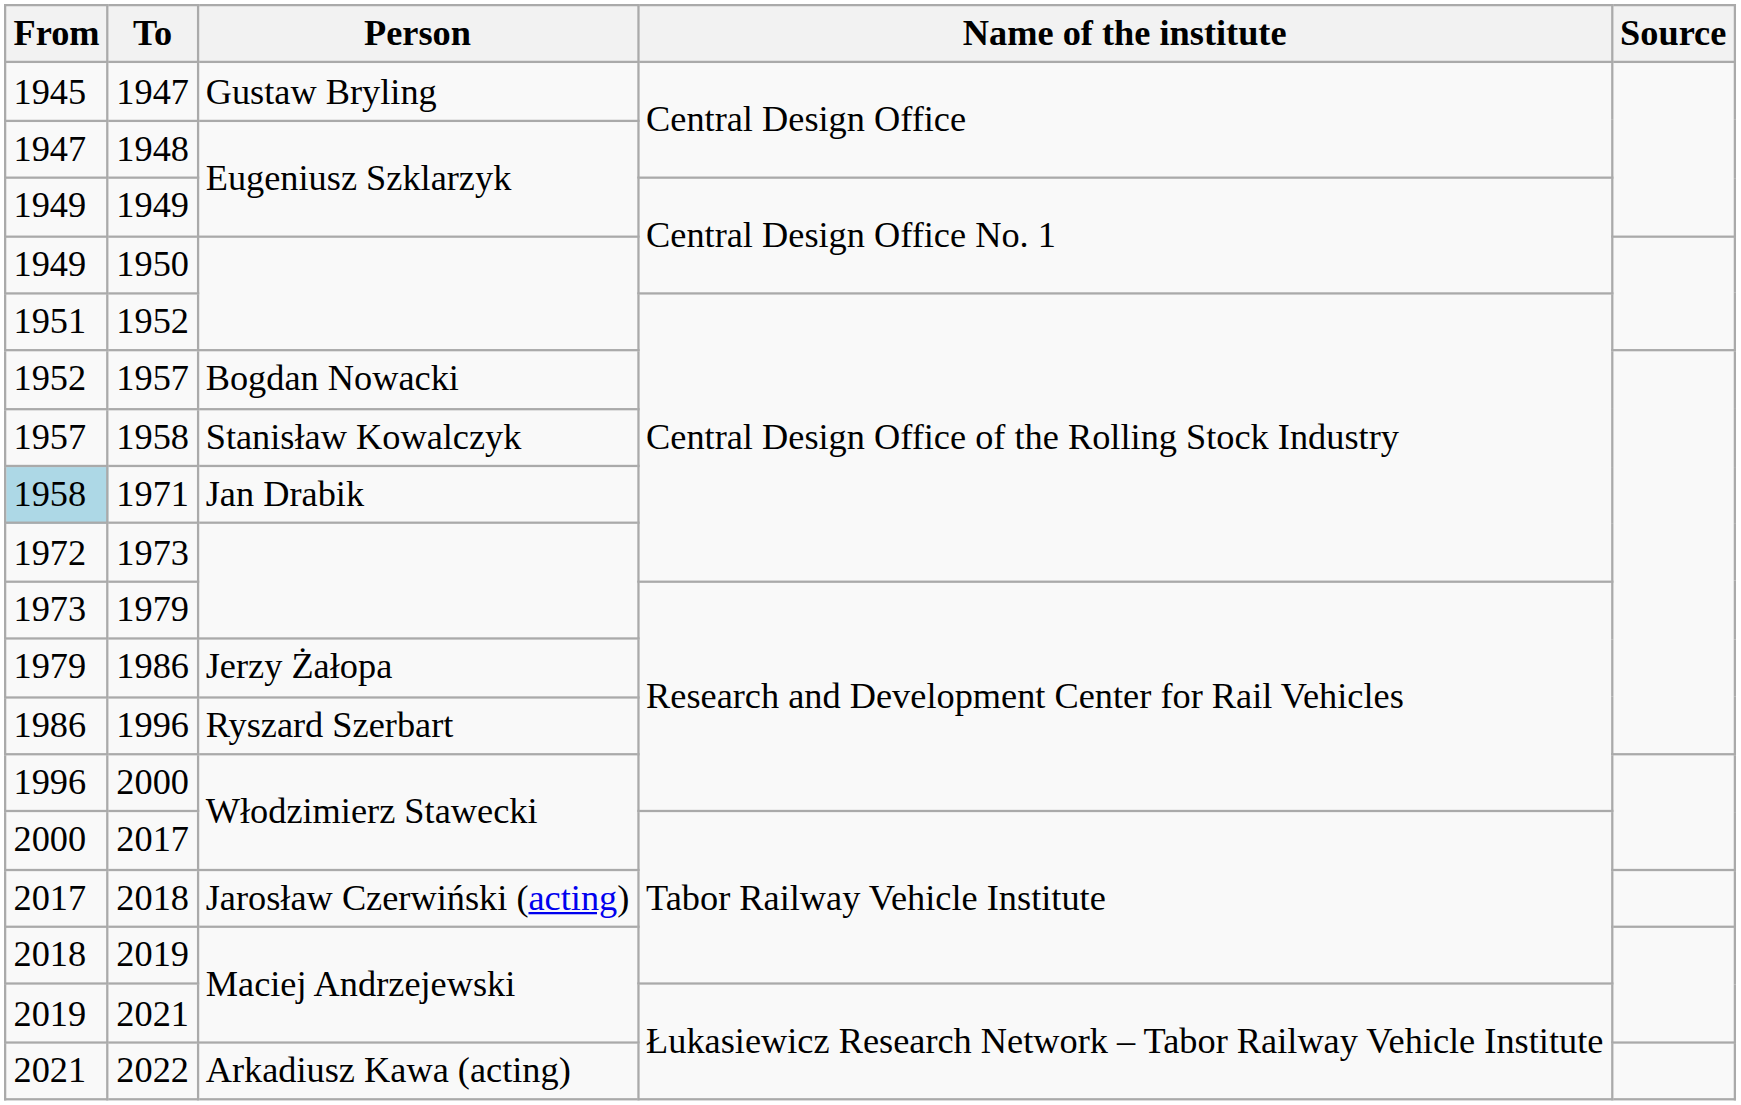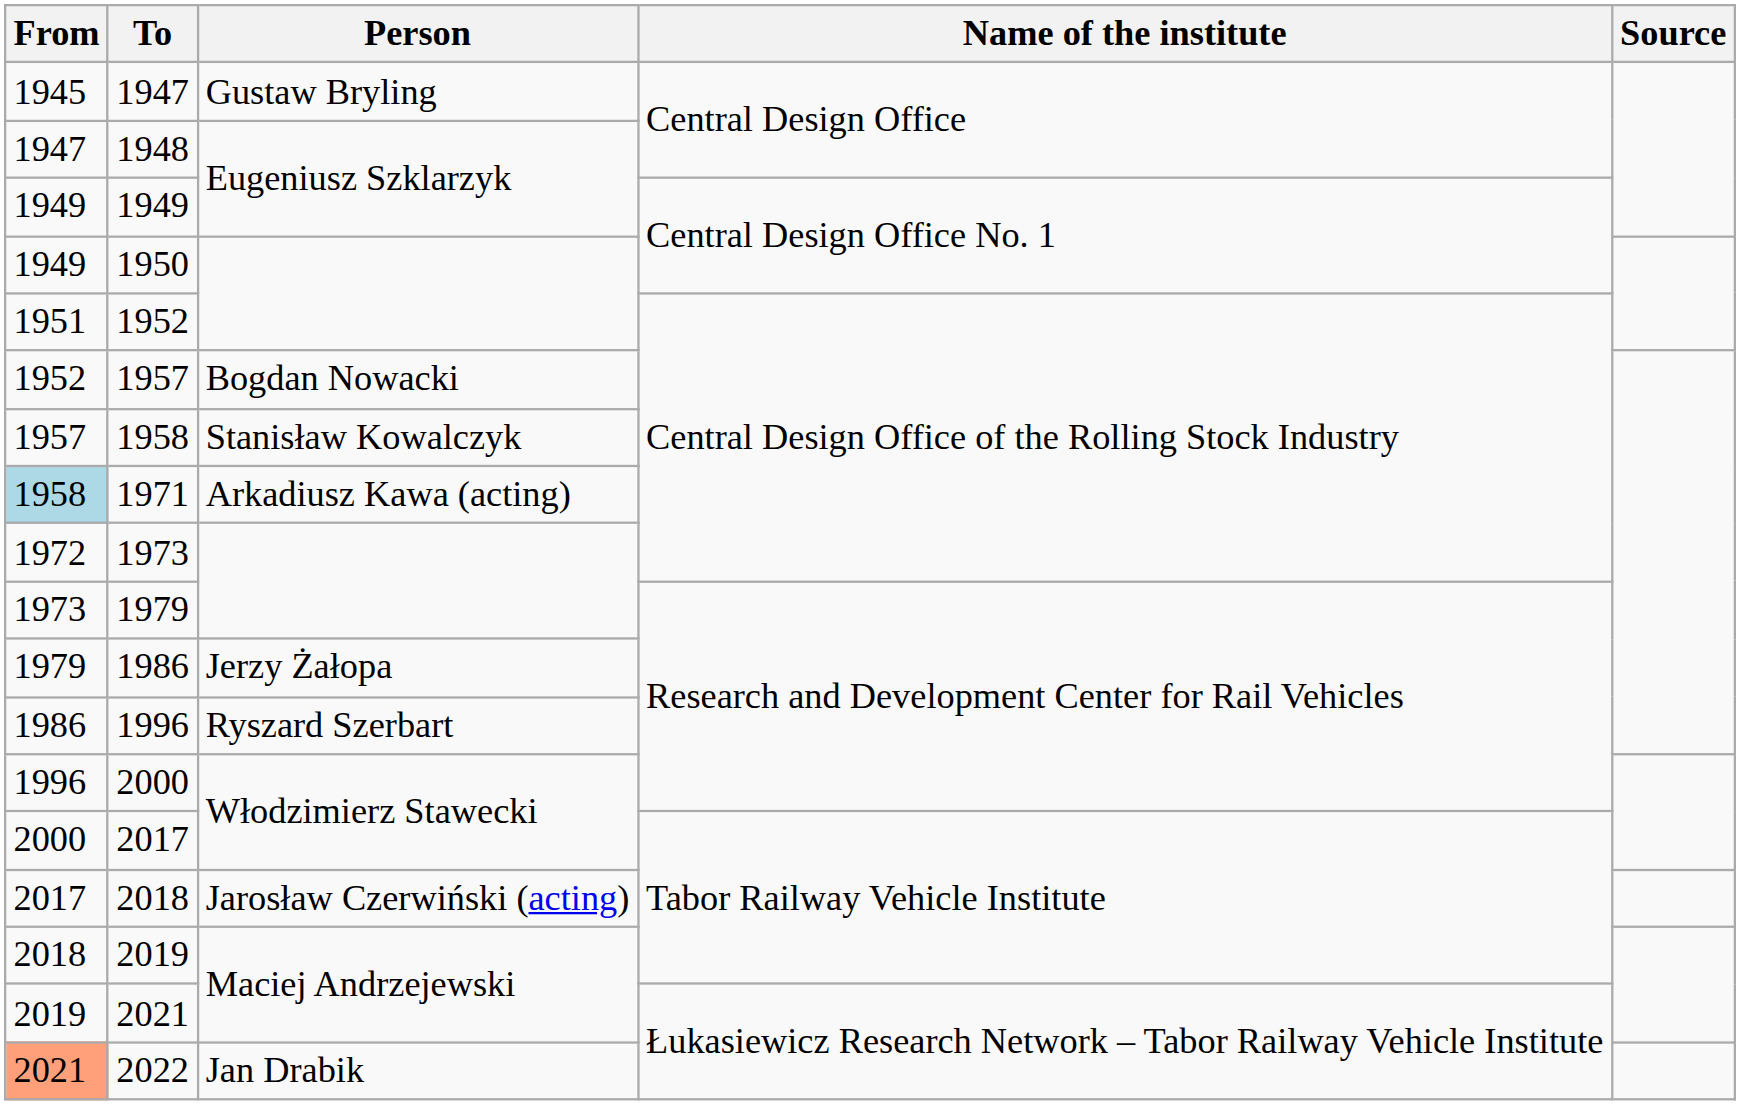(285, 494) Jan Drabik -> (388, 494) Arkadiusz Kawa (acting)
(50, 1070) no background -> (50, 1070) lightsalmon background
(388, 1070) Arkadiusz Kawa (acting) -> (285, 1070) Jan Drabik
